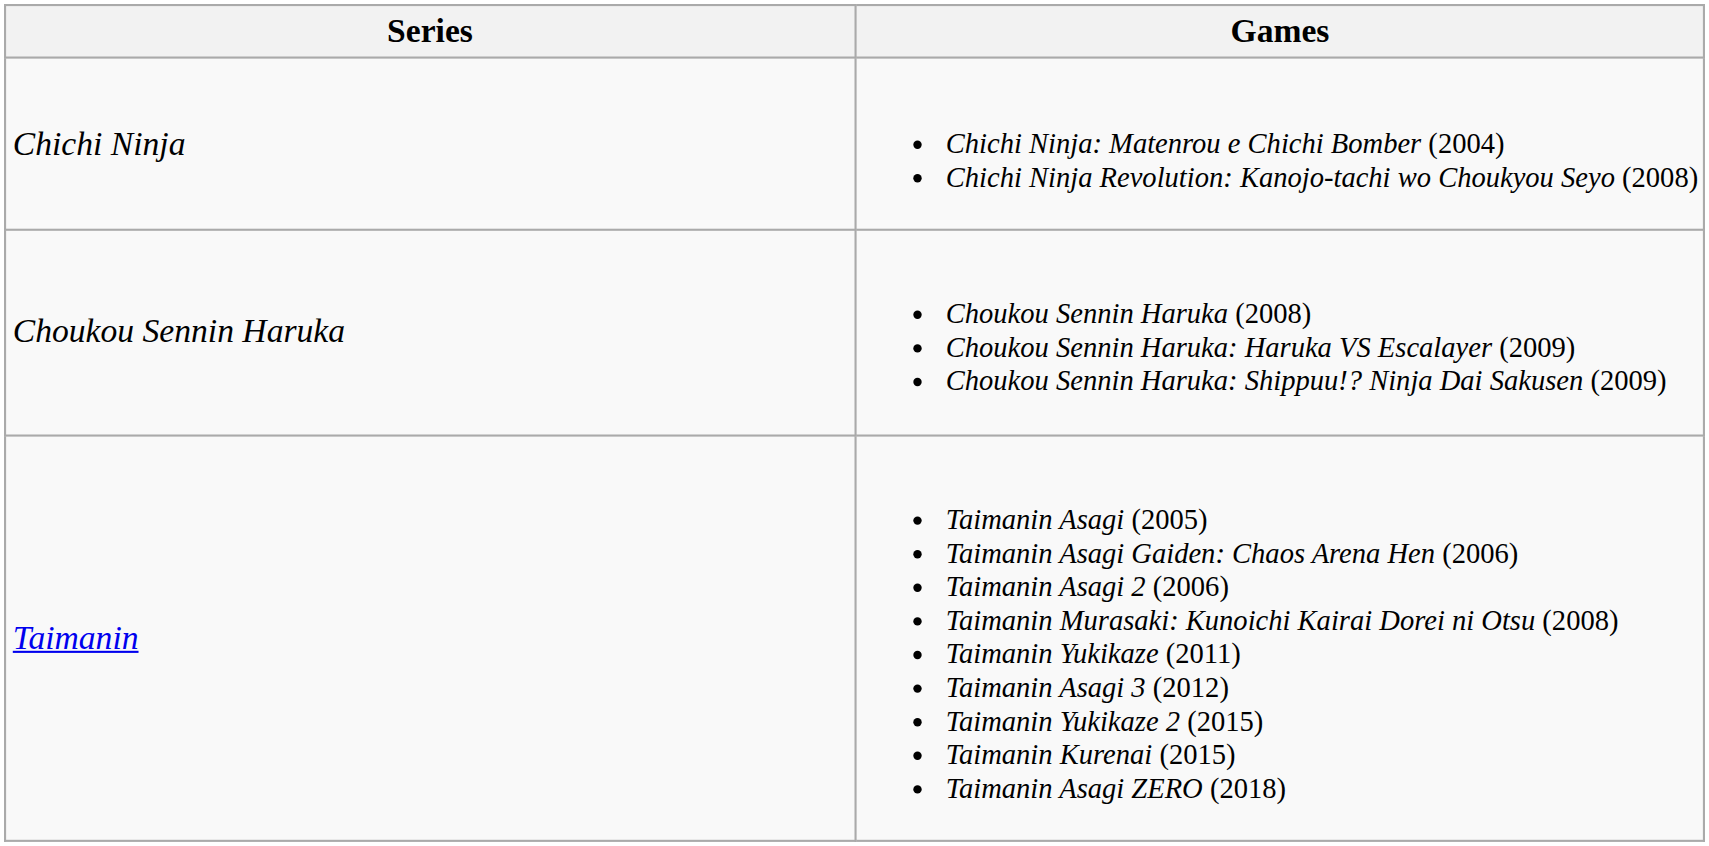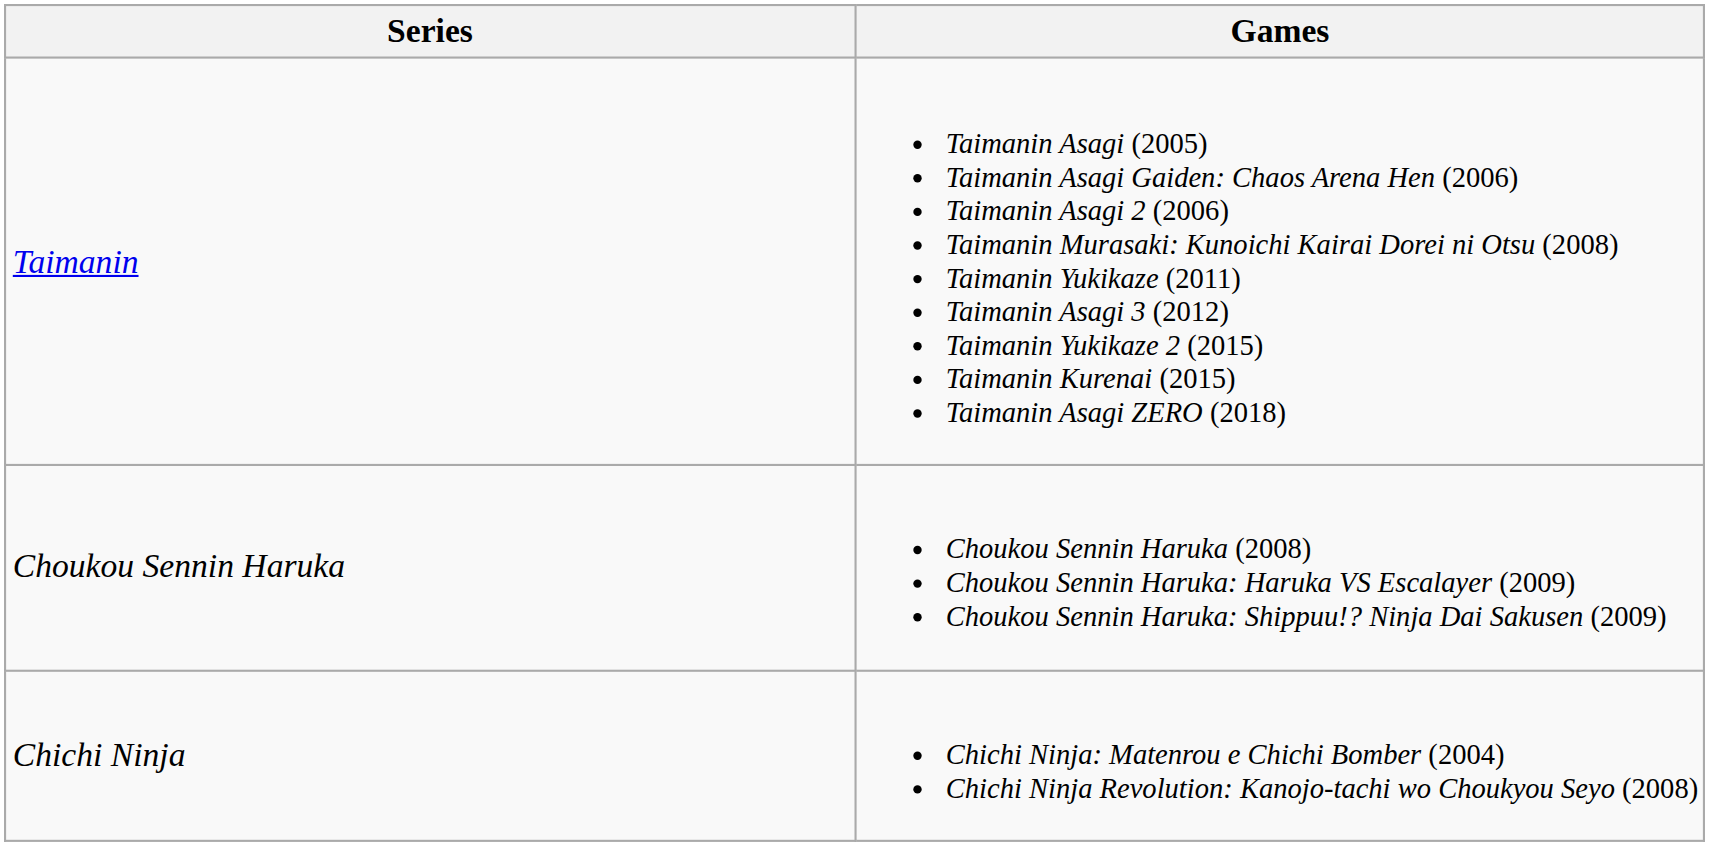rows swapped: (99, 143) <-> (76, 637)
